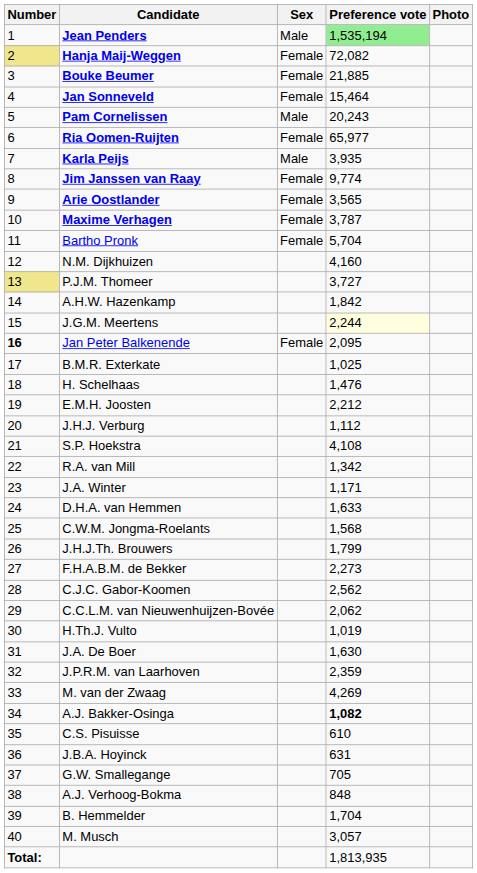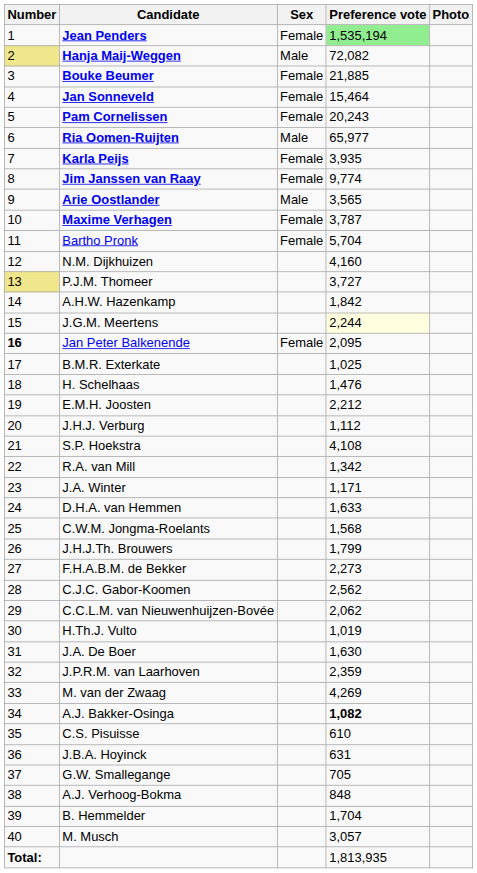(294, 35) Male -> (302, 35) Female
(302, 55) Female -> (294, 55) Male
(294, 117) Male -> (302, 117) Female
(302, 138) Female -> (294, 138) Male
(294, 158) Male -> (302, 158) Female
(302, 199) Female -> (294, 199) Male
